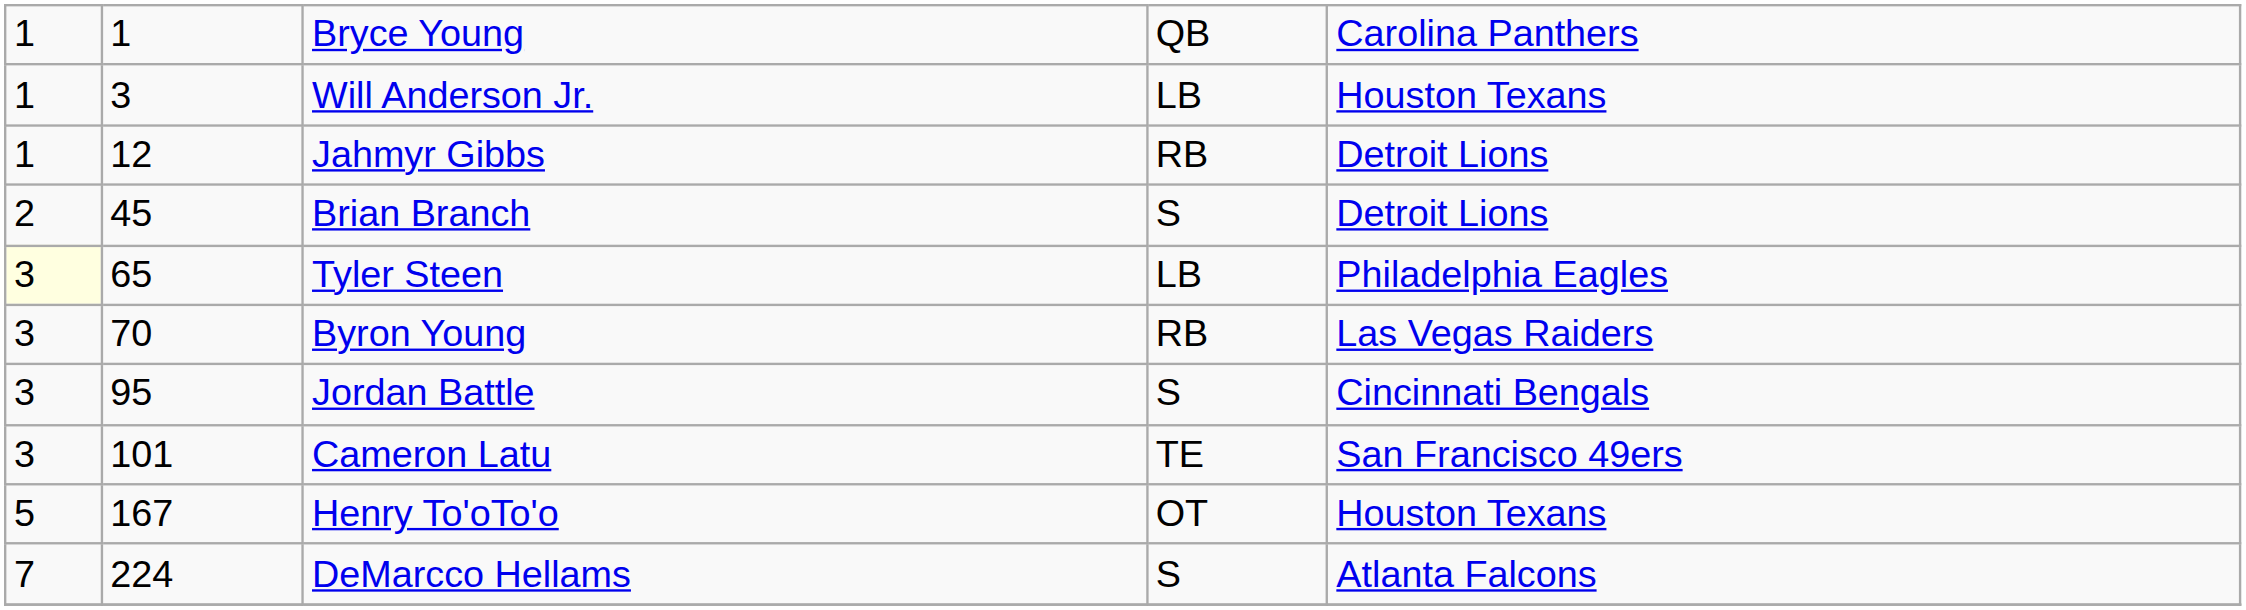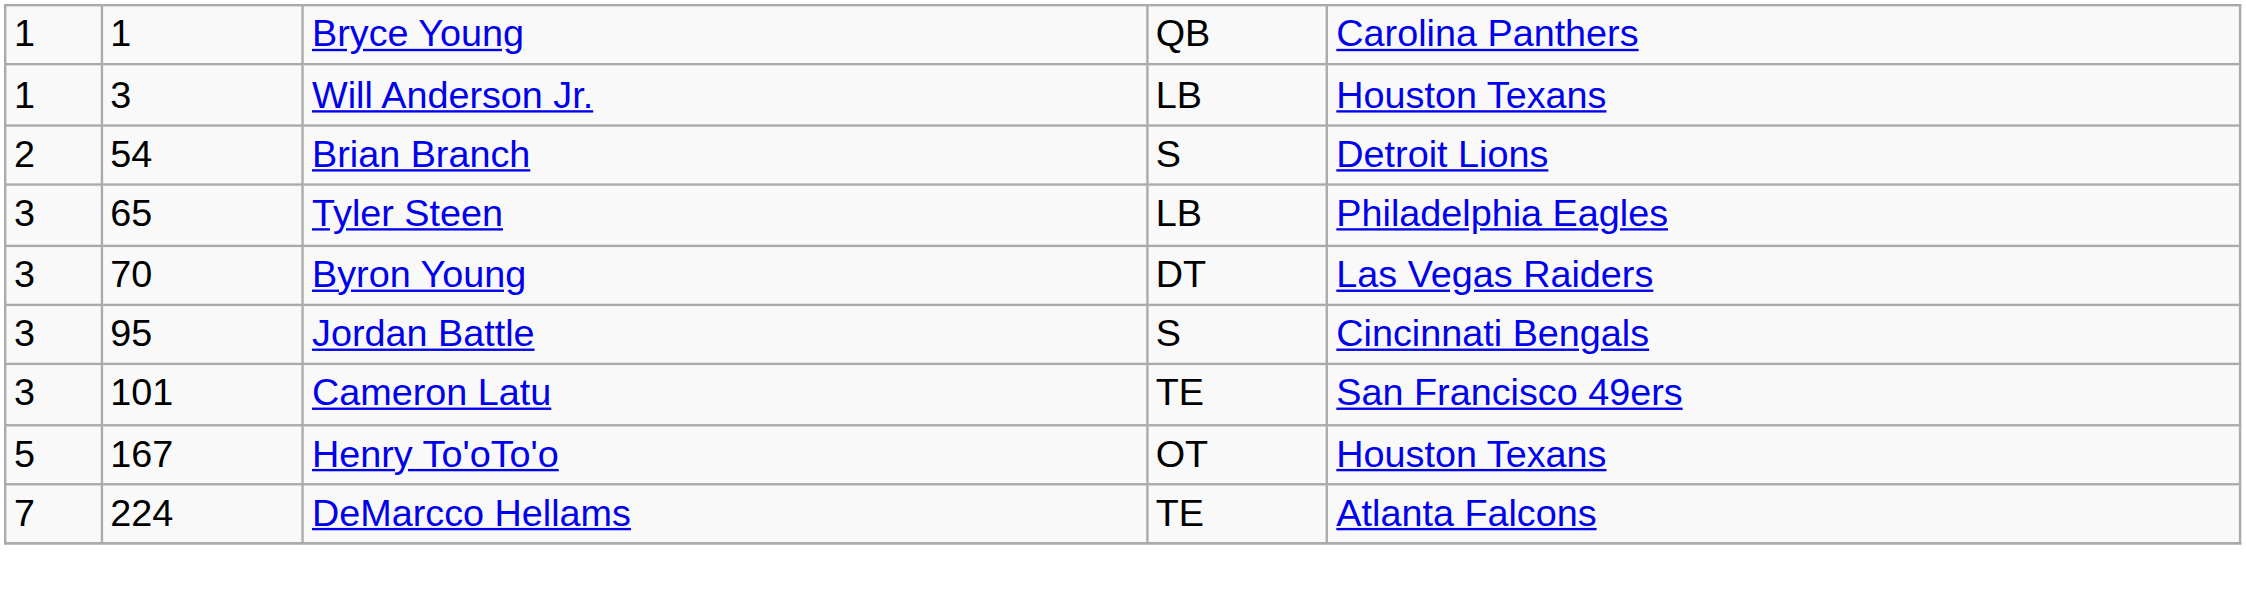- row: (428, 154)
(131, 214) 45 -> (131, 154) 54
(24, 273) lightyellow background -> (24, 214) no background
(1182, 333) RB -> (1181, 273) DT
(1168, 573) S -> (1180, 513) TE
